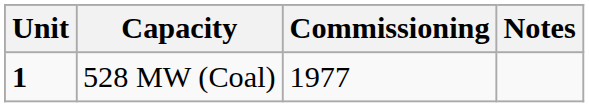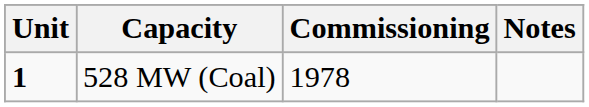(320, 76) 1977 -> (320, 76) 1978
